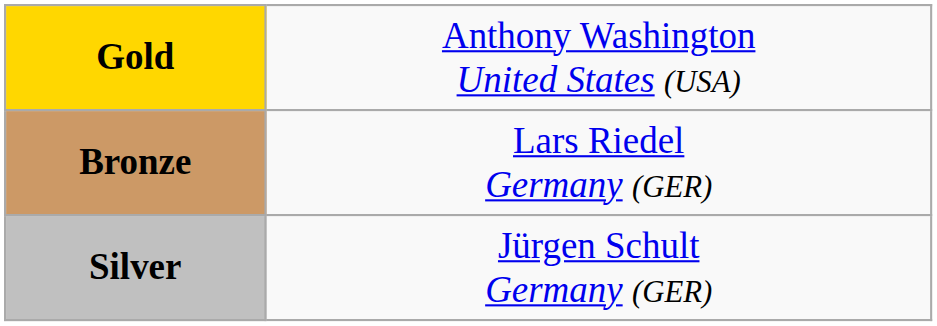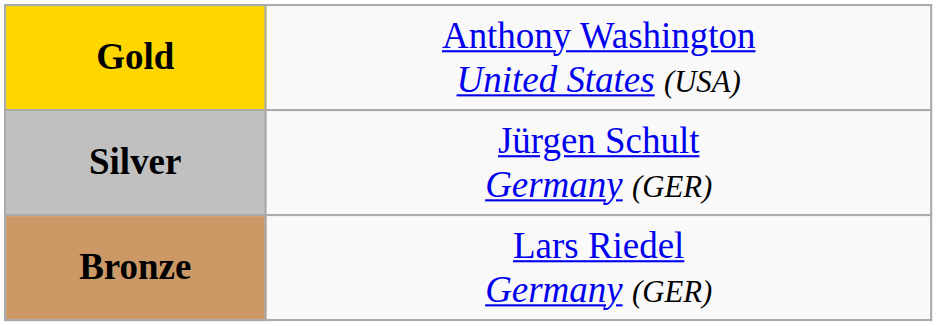rows swapped: (135, 266) <-> (135, 161)
